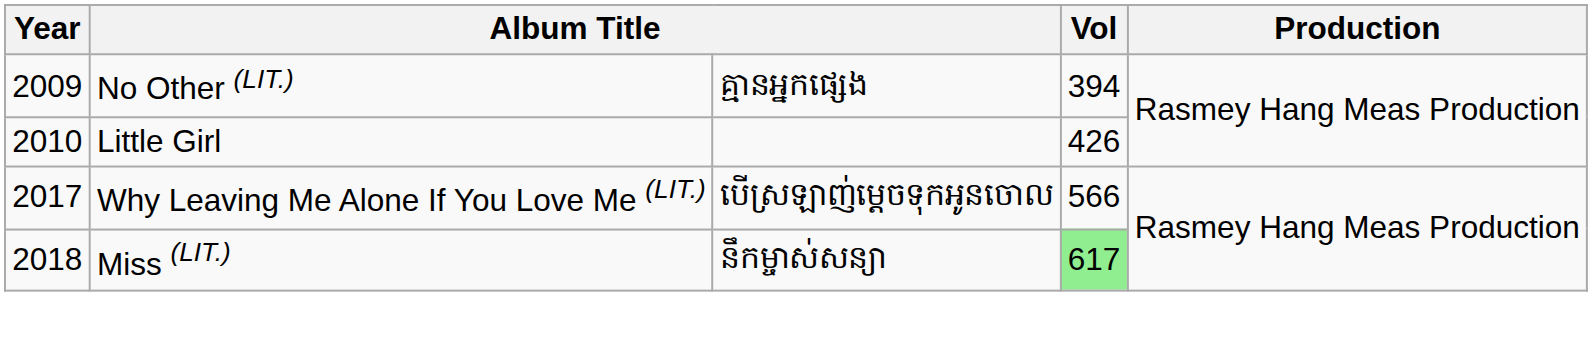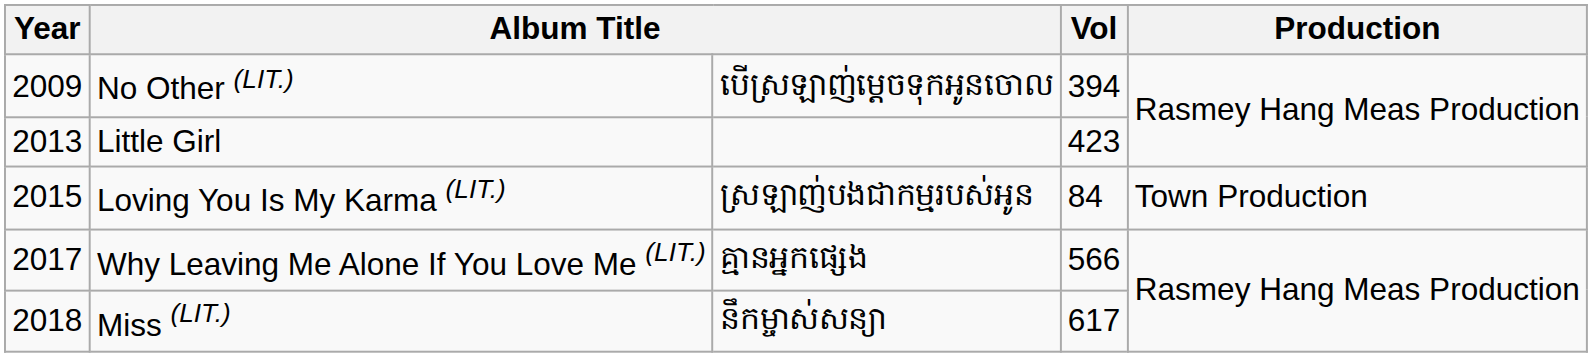(794, 83) គ្មានអ្នកផ្សេង -> (887, 83) បើស្រឡាញ់ម្ដេចទុកអូនចោល
(47, 141) 2010 -> (47, 141) 2013
(1094, 141) 426 -> (1094, 141) 423
+ row: (301, 197)
(887, 195) បើស្រឡាញ់ម្ដេចទុកអូនចោល -> (794, 257) គ្មានអ្នកផ្សេង
(1094, 258) lightgreen background -> (1094, 320) no background
